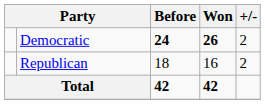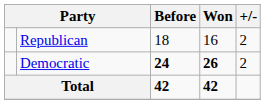rows swapped: (55, 39) <-> (54, 63)
